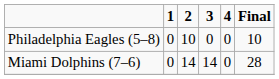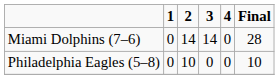rows swapped: (74, 62) <-> (84, 39)
